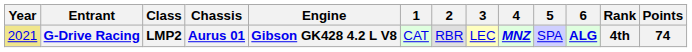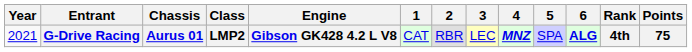columns swapped: (164, 15) <-> (217, 15)
(22, 36) khaki background -> (22, 36) no background
(663, 36) 74 -> (663, 36) 75
